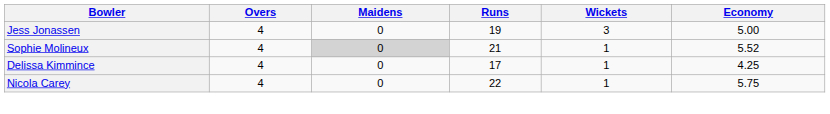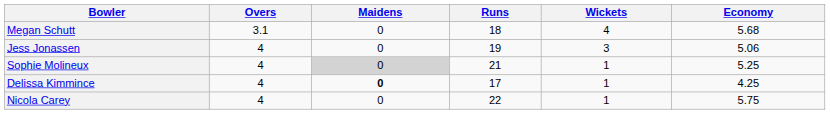+ row: (41, 30)
(748, 30) 5.00 -> (748, 48) 5.06
(748, 48) 5.52 -> (748, 65) 5.25
(380, 65) normal -> (380, 83) bold
